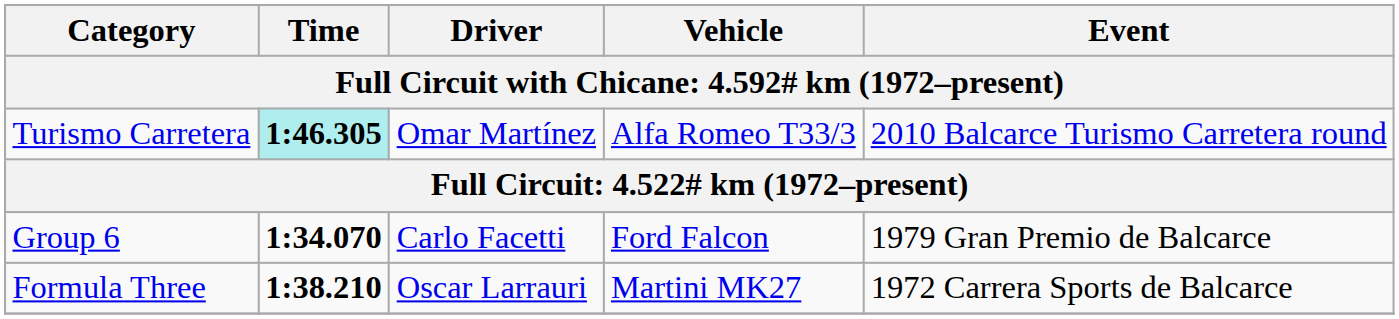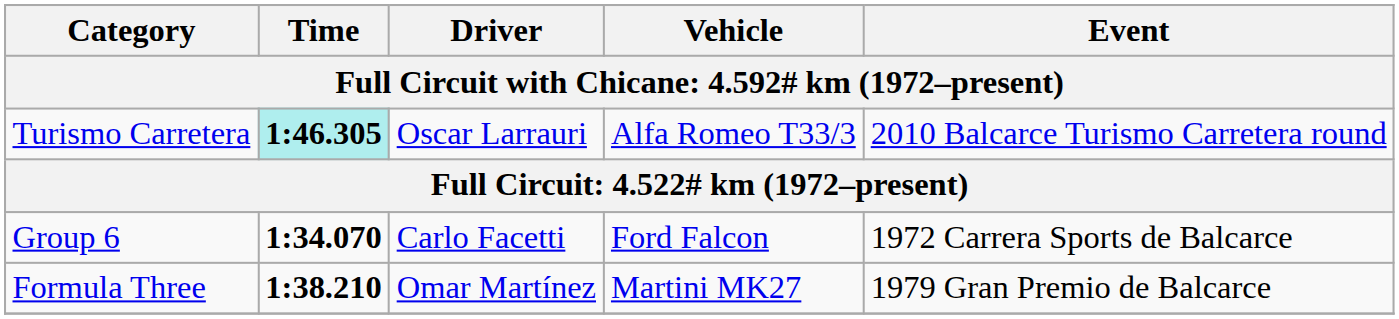(496, 133) Omar Martínez -> (492, 133) Oscar Larrauri
(1071, 236) 1979 Gran Premio de Balcarce -> (1082, 236) 1972 Carrera Sports de Balcarce
(492, 287) Oscar Larrauri -> (496, 287) Omar Martínez
(1082, 287) 1972 Carrera Sports de Balcarce -> (1071, 287) 1979 Gran Premio de Balcarce
